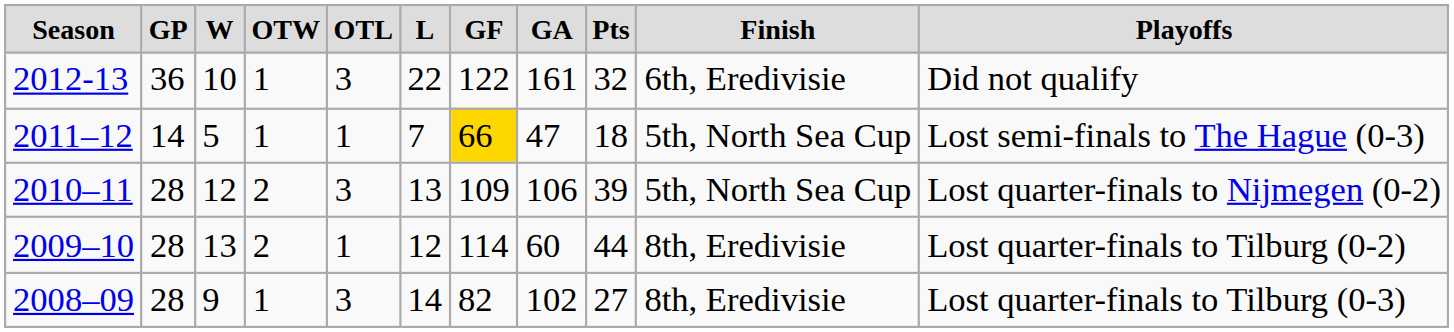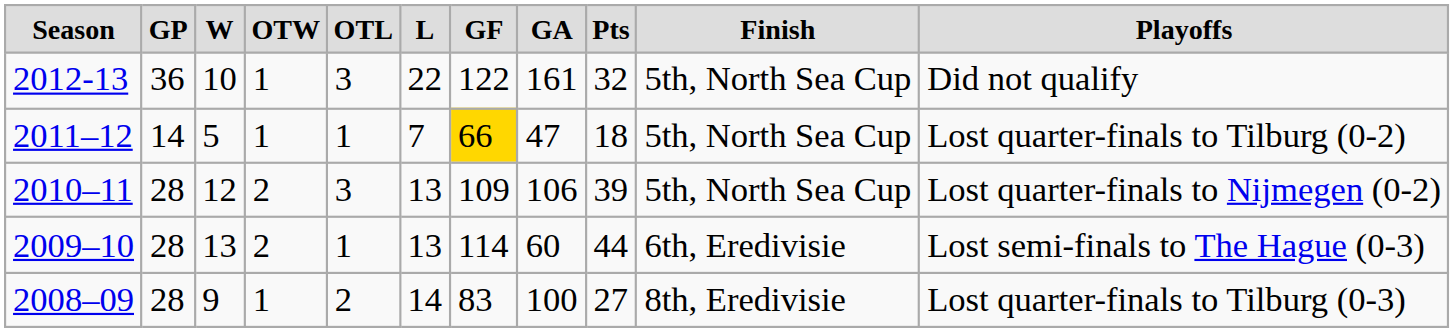(745, 79) 6th, Eredivisie -> (778, 79) 5th, North Sea Cup
(1176, 134) Lost semi-finals to The Hague (0-3) -> (1167, 134) Lost quarter-finals to Tilburg (0-2)
(425, 244) 12 -> (425, 244) 13
(745, 244) 8th, Eredivisie -> (745, 244) 6th, Eredivisie
(1167, 244) Lost quarter-finals to Tilburg (0-2) -> (1176, 244) Lost semi-finals to The Hague (0-3)
(343, 299) 3 -> (343, 299) 2
(475, 299) 82 -> (475, 299) 83
(552, 299) 102 -> (552, 299) 100
